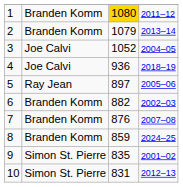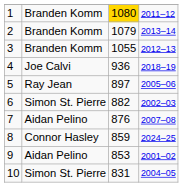(48, 48) Joe Calvi -> (63, 48) Branden Komm
(124, 48) 1052 -> (124, 48) 1055
(158, 49) 2004–05 -> (158, 49) 2012–13
(63, 102) Branden Komm -> (65, 102) Simon St. Pierre
(63, 119) Branden Komm -> (56, 119) Aidan Pelino
(63, 137) Branden Komm -> (62, 137) Connor Hasley
(65, 155) Simon St. Pierre -> (56, 155) Aidan Pelino
(121, 155) 835 -> (121, 155) 853
(158, 173) 2012–13 -> (158, 173) 2004–05
